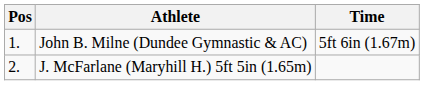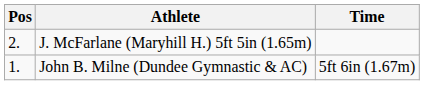rows swapped: (173, 42) <-> (175, 67)
